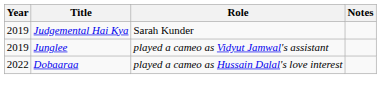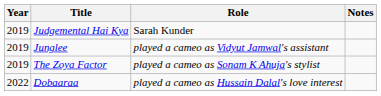+ row: (70, 64)
